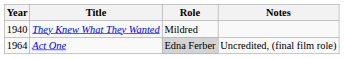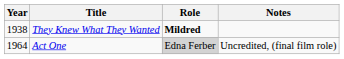(17, 29) 1940 -> (17, 29) 1938
(181, 29) normal -> (183, 29) bold
